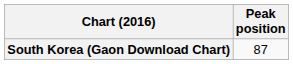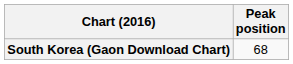(261, 49) 87 -> (261, 49) 68
